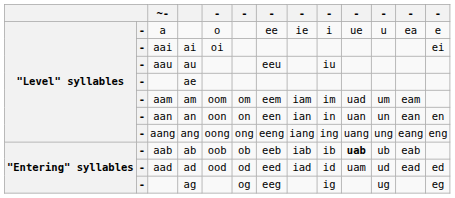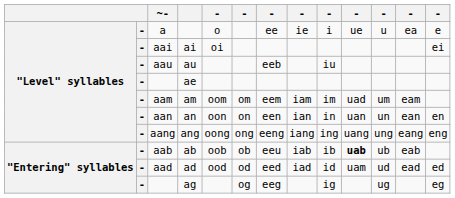(272, 64) eeu -> (272, 64) eeb
(272, 150) eeb -> (272, 150) eeu
